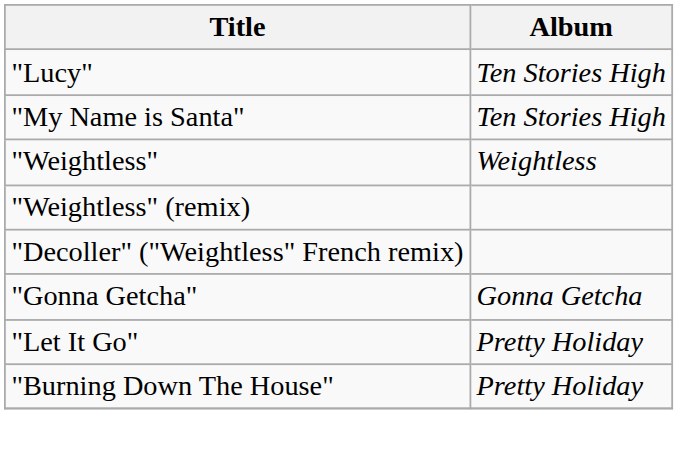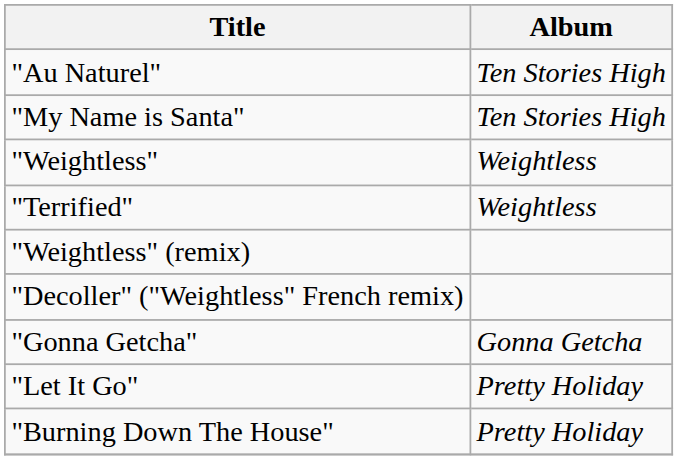+ row: (86, 71)
- row: (52, 71)
+ row: (72, 206)
